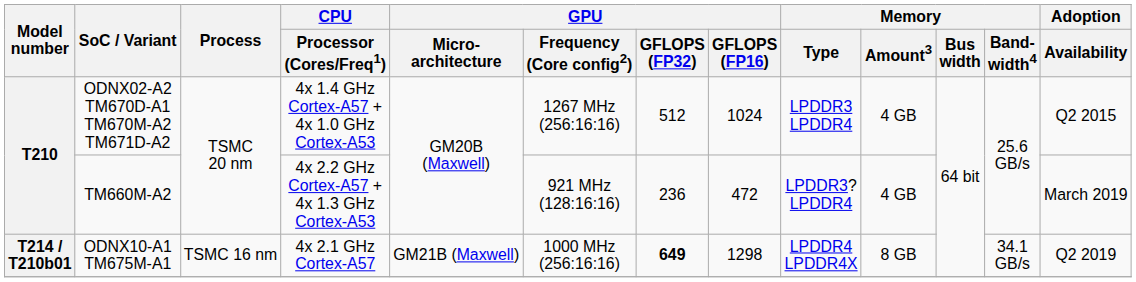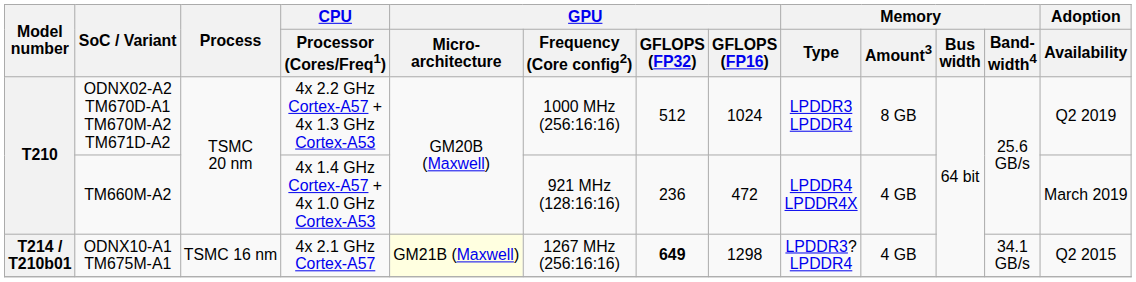(335, 116) 4x 1.4 GHz Cortex-A57 + 4x 1.0 GHz Cortex-A53 -> (335, 116) 4x 2.2 GHz Cortex-A57 + 4x 1.3 GHz Cortex-A53
(579, 116) 1267 MHz (256:16:16) -> (579, 116) 1000 MHz (256:16:16)
(898, 116) 4 GB -> (898, 116) 8 GB
(1086, 116) Q2 2015 -> (1086, 116) Q2 2019
(335, 194) 4x 2.2 GHz Cortex-A57 + 4x 1.3 GHz Cortex-A53 -> (335, 194) 4x 1.4 GHz Cortex-A57 + 4x 1.0 GHz Cortex-A53
(821, 194) LPDDR3? LPDDR4 -> (821, 194) LPDDR4 LPDDR4X
(456, 255) no background -> (456, 255) lightyellow background
(579, 255) 1000 MHz (256:16:16) -> (579, 255) 1267 MHz (256:16:16)
(821, 255) LPDDR4 LPDDR4X -> (821, 255) LPDDR3? LPDDR4
(898, 255) 8 GB -> (898, 255) 4 GB
(1086, 255) Q2 2019 -> (1086, 255) Q2 2015
